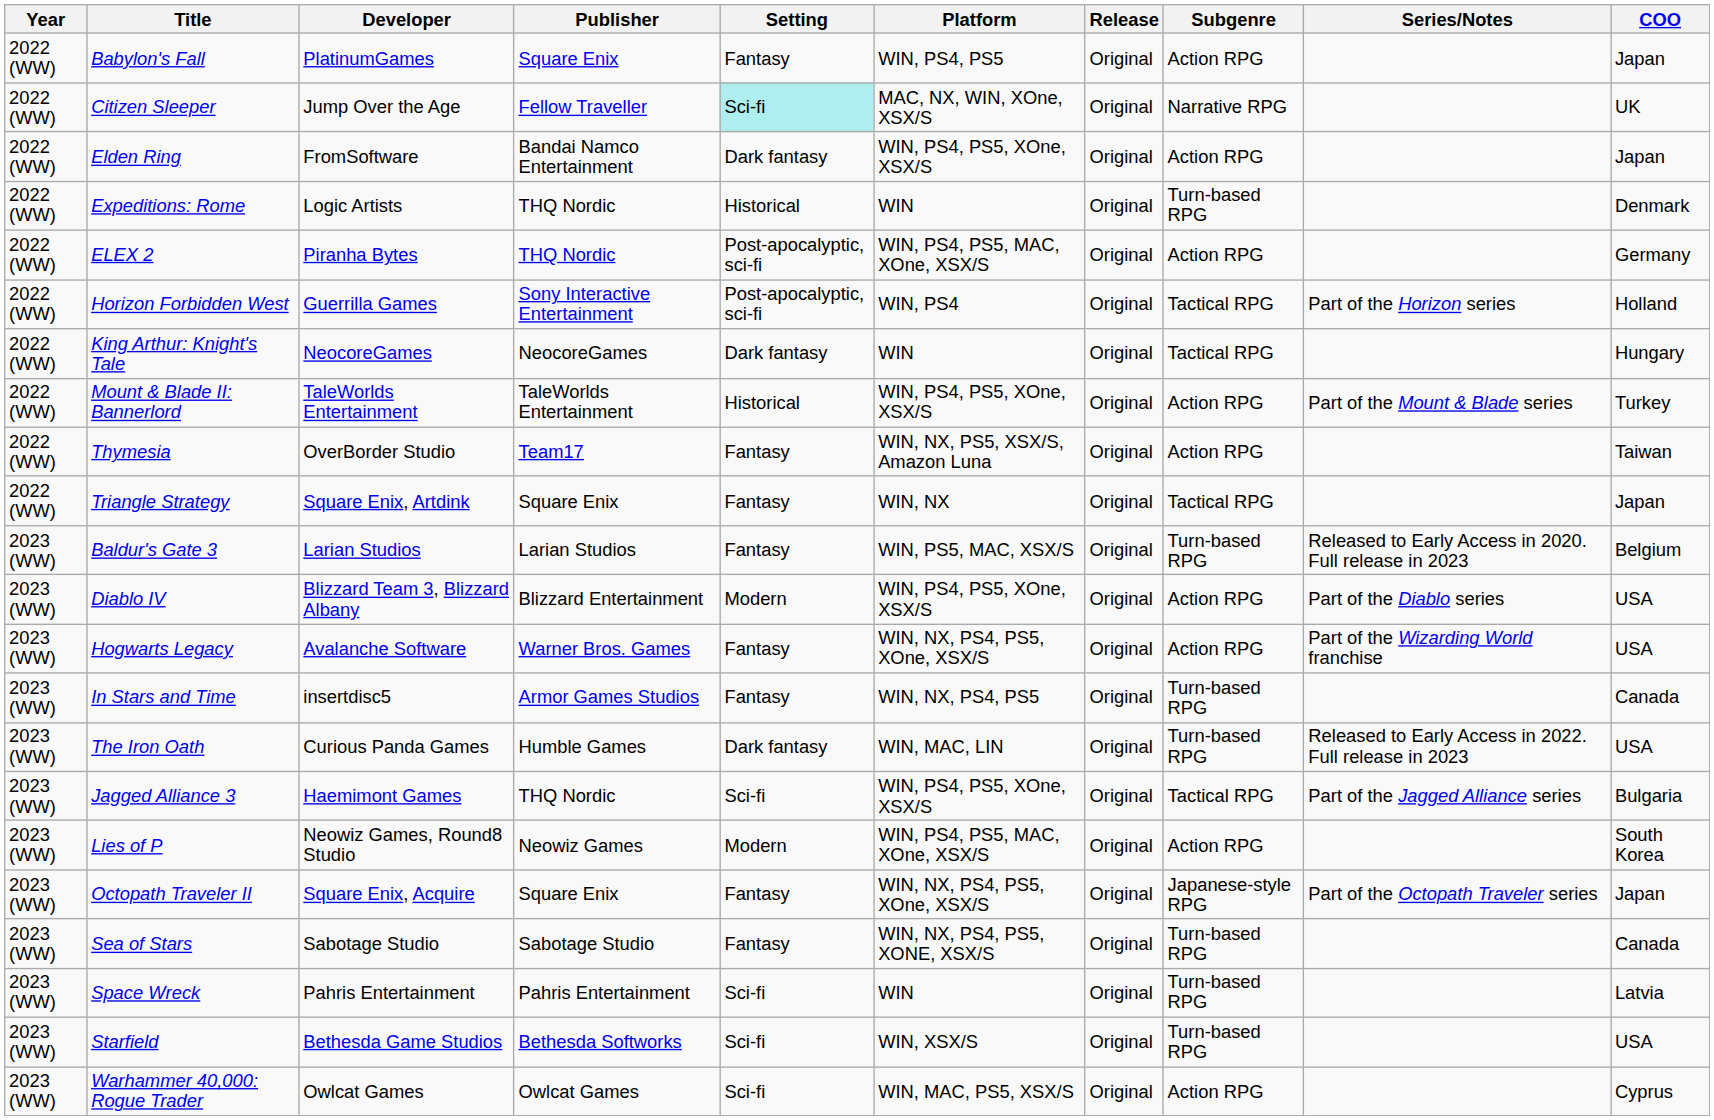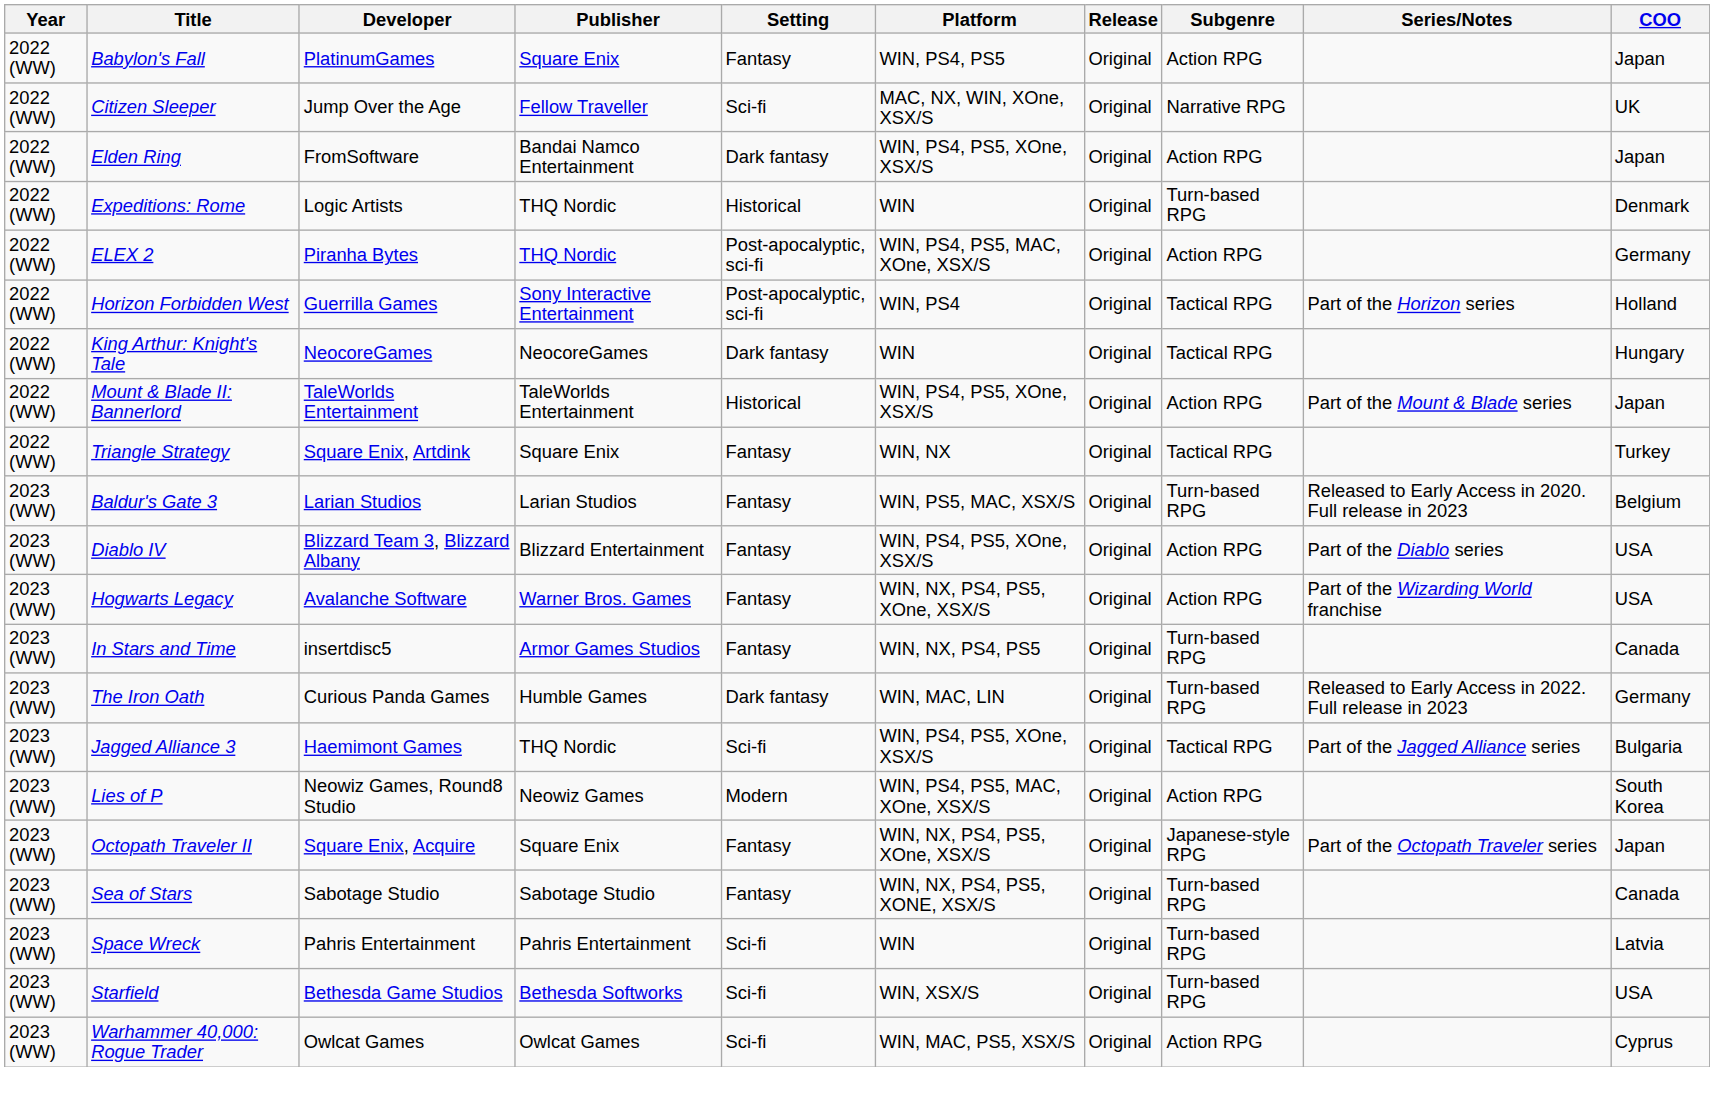(745, 107) paleturquoise background -> (746, 107) no background
(1643, 402) Turkey -> (1640, 402) Japan
- row: (131, 451)
(1640, 501) Japan -> (1643, 451) Turkey
(756, 599) Modern -> (758, 550) Fantasy
(1634, 746) USA -> (1653, 697) Germany
